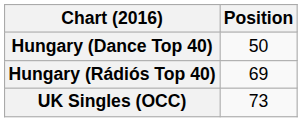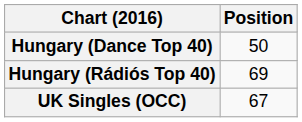(258, 102) 73 -> (258, 102) 67
